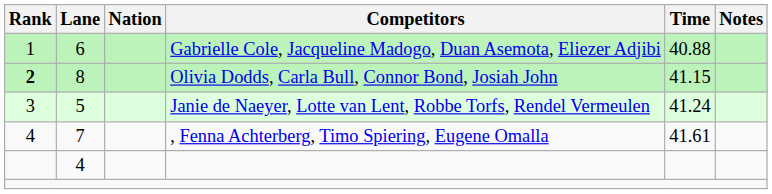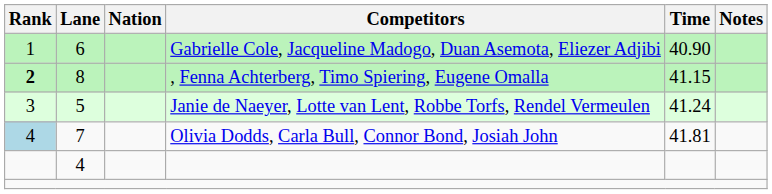(690, 48) 40.88 -> (690, 48) 40.90
(364, 77) Olivia Dodds, Carla Bull, Connor Bond, Josiah John -> (359, 77) , Fenna Achterberg, Timo Spiering, Eugene Omalla
(30, 135) no background -> (30, 135) lightblue background
(359, 135) , Fenna Achterberg, Timo Spiering, Eugene Omalla -> (364, 135) Olivia Dodds, Carla Bull, Connor Bond, Josiah John
(690, 135) 41.61 -> (690, 135) 41.81
